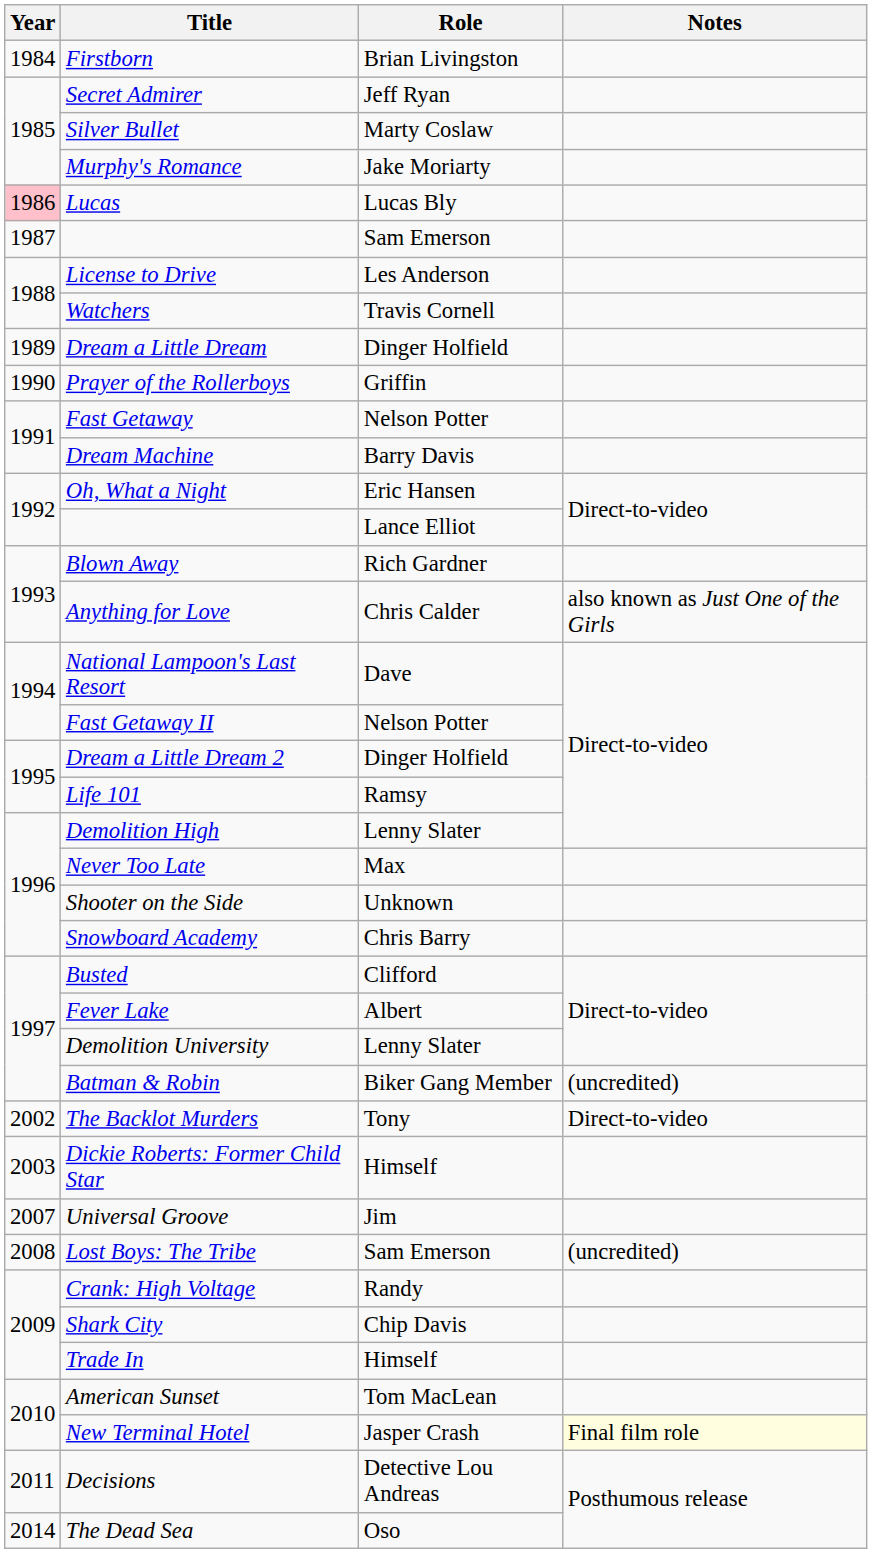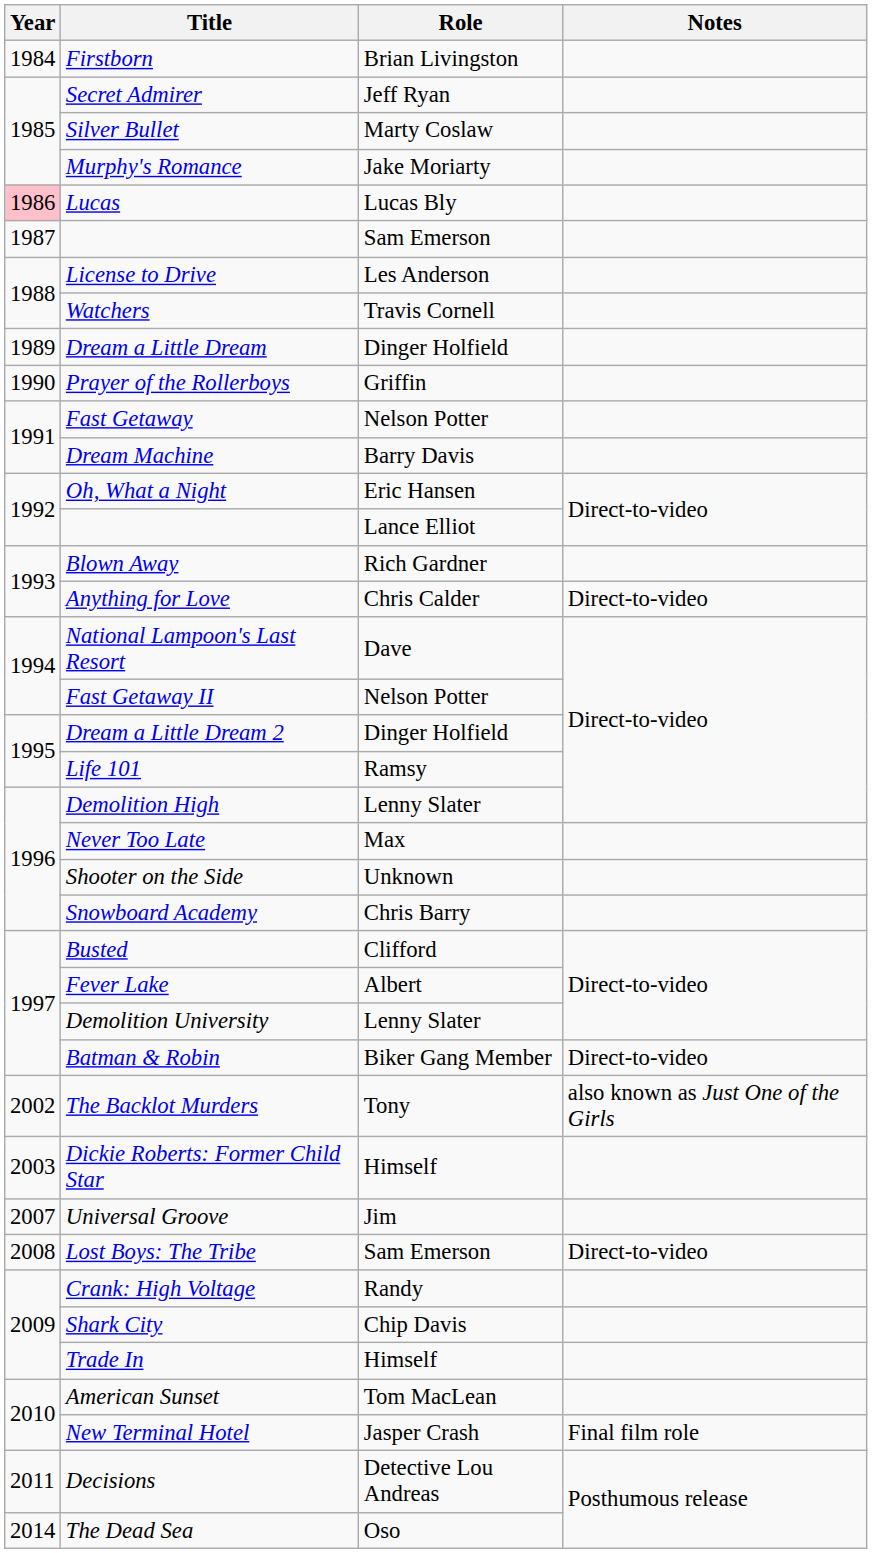(704, 611) also known as Just One of the Girls -> (638, 599) Direct-to-video
(623, 1082) (uncredited) -> (638, 1056) Direct-to-video
(638, 1118) Direct-to-video -> (704, 1105) also known as Just One of the Girls
(623, 1252) (uncredited) -> (638, 1252) Direct-to-video
(634, 1432) lightyellow background -> (634, 1432) no background
